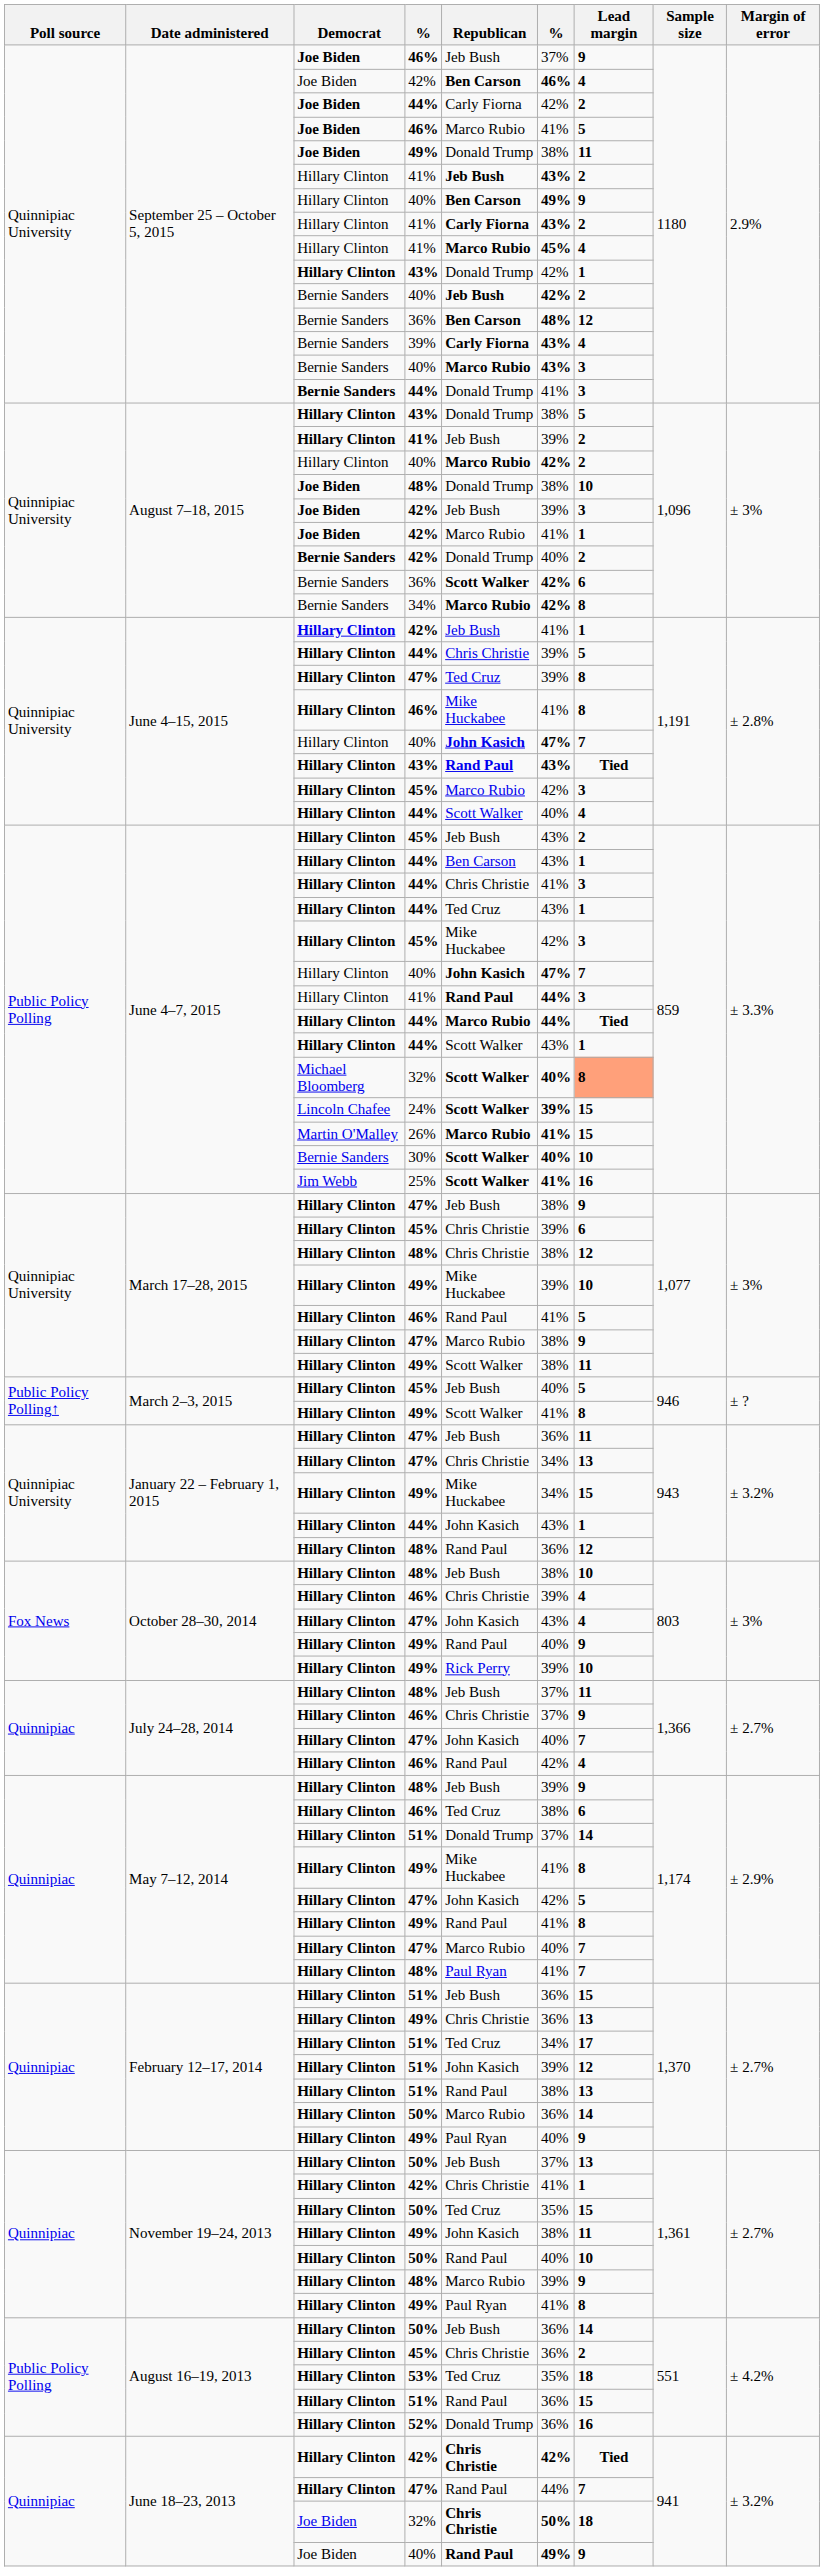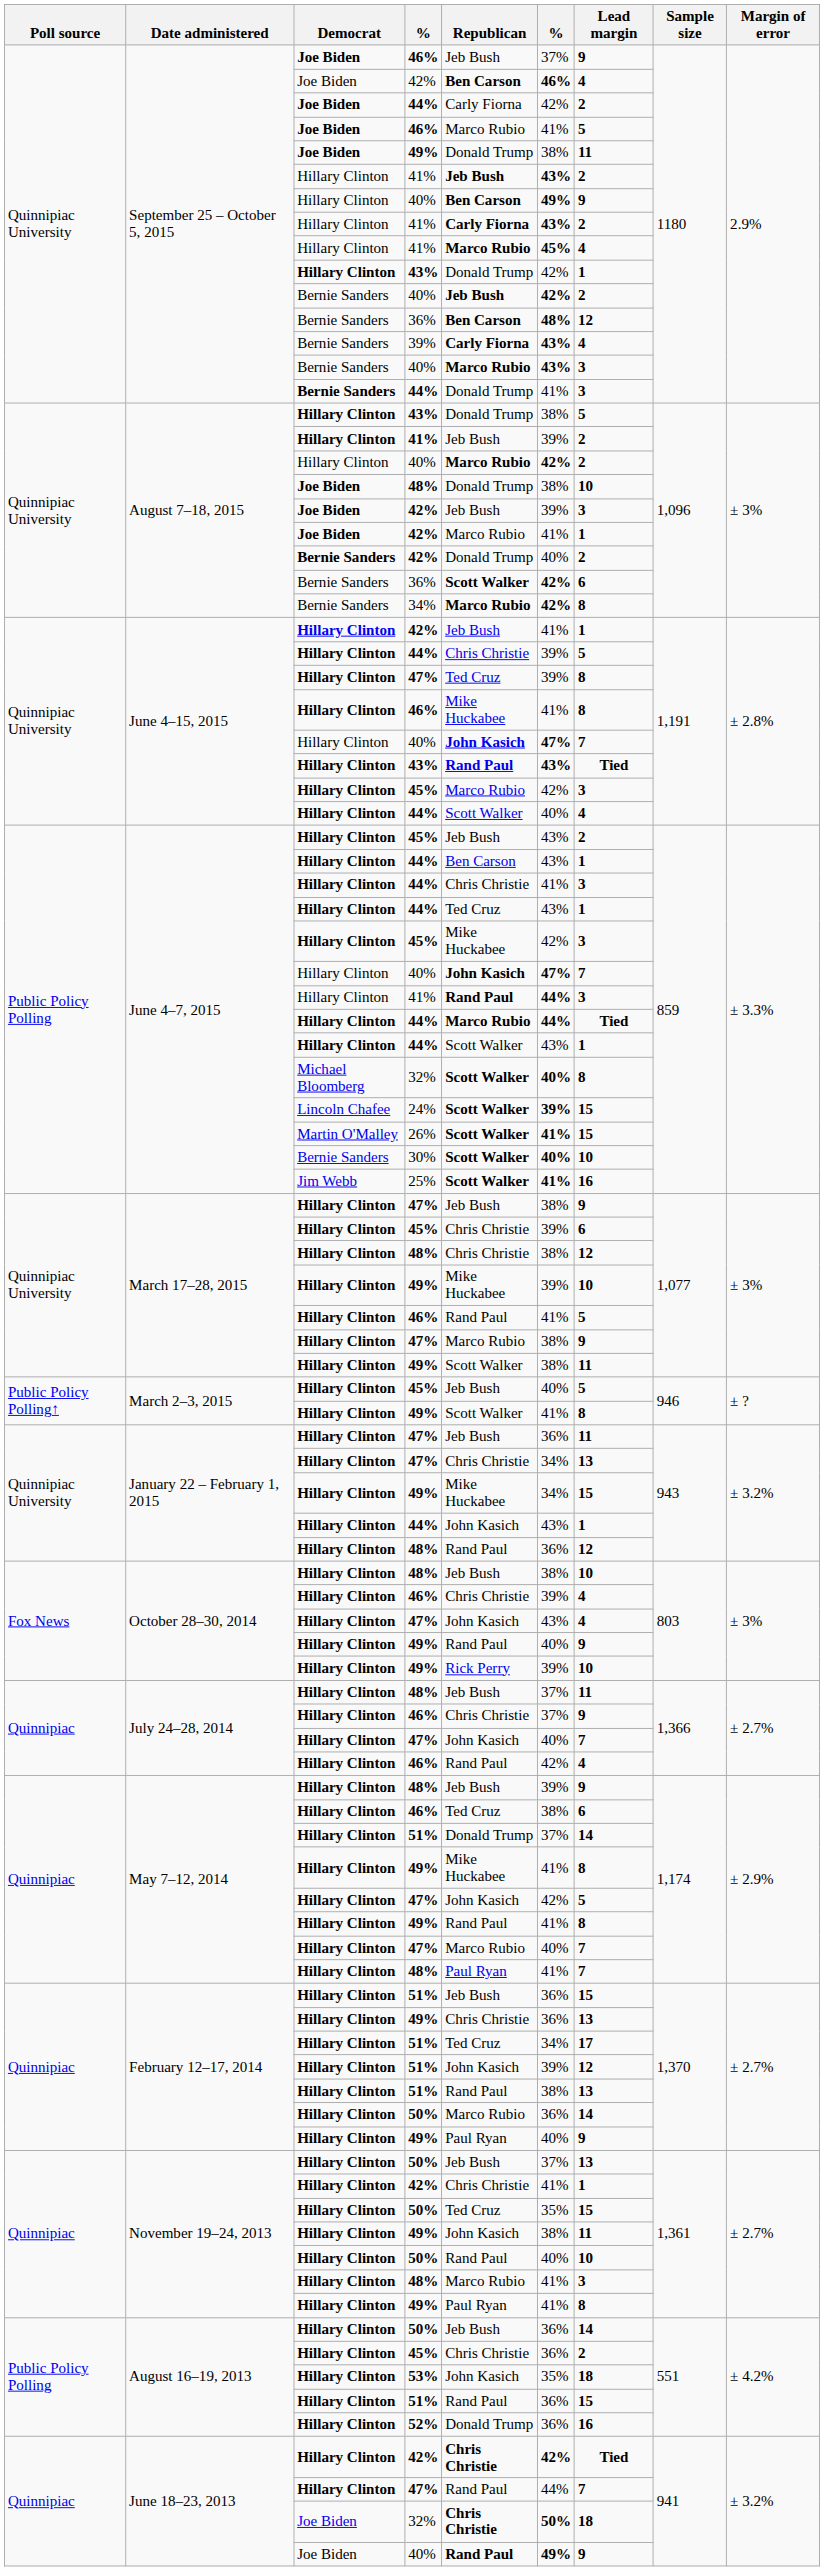(582, 1077) lightsalmon background -> (582, 1077) no background
(488, 1133) Marco Rubio -> (487, 1133) Scott Walker
(555, 2281) 39% -> (555, 2281) 41%
(582, 2281) 9 -> (582, 2281) 3
(473, 2377) Ted Cruz -> (482, 2377) John Kasich
